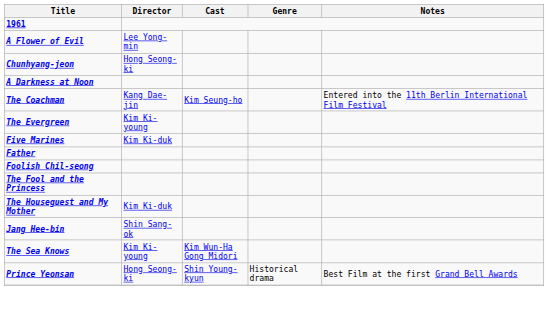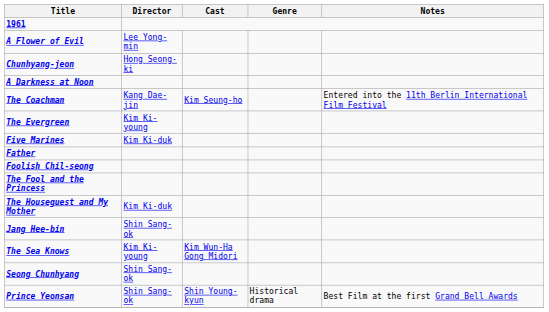+ row: (43, 274)
(150, 274) Hong Seong-ki -> (148, 296) Shin Sang-ok
